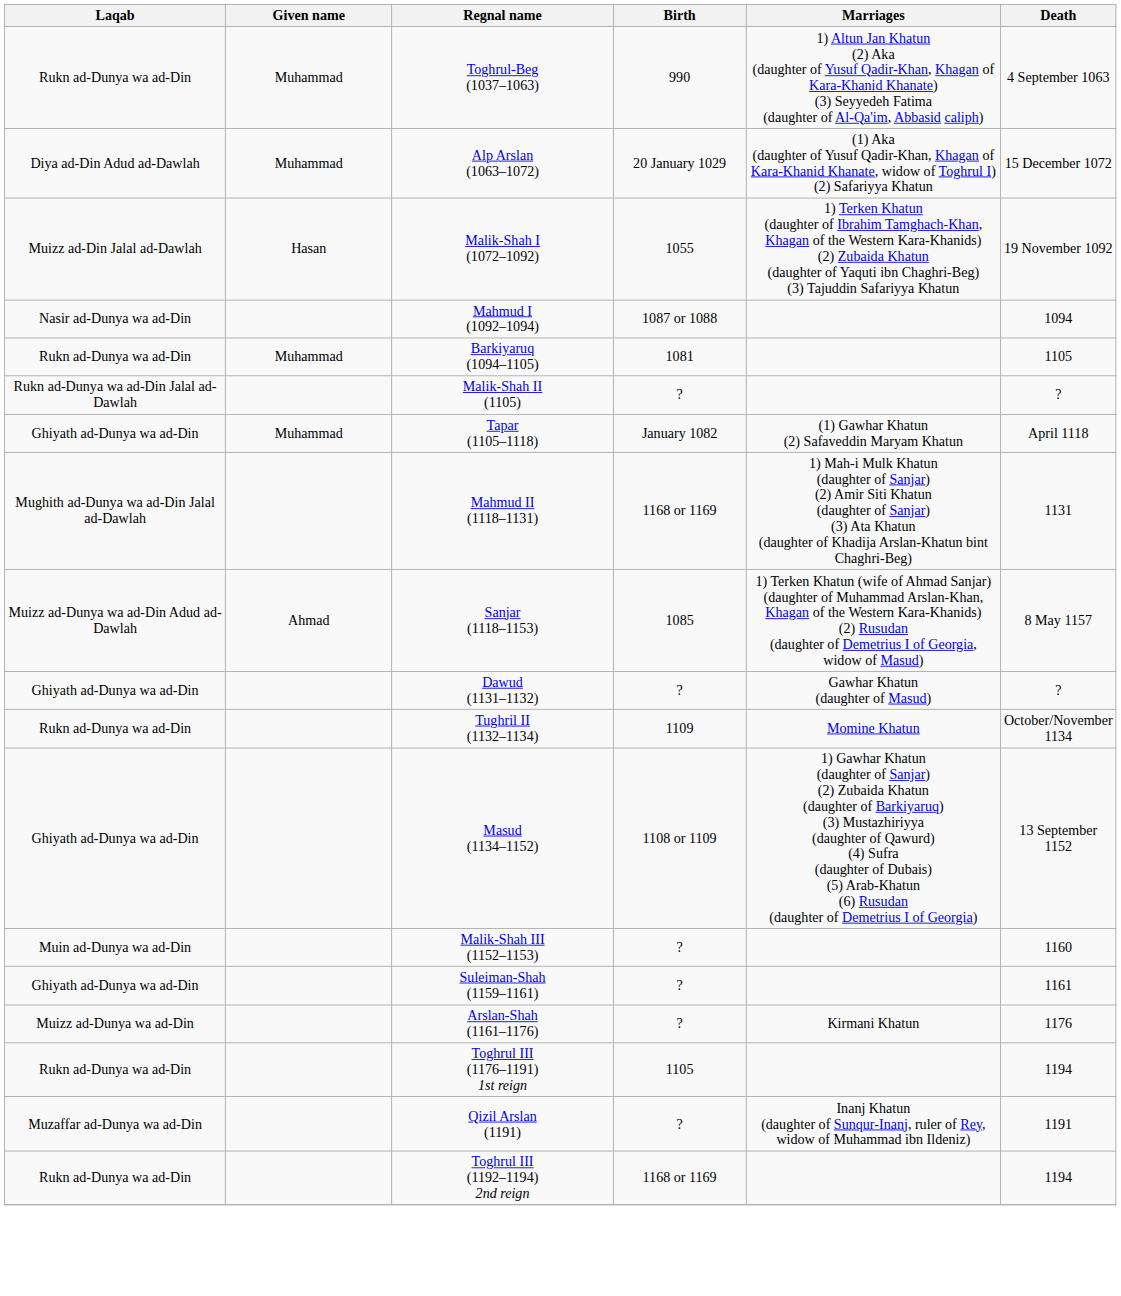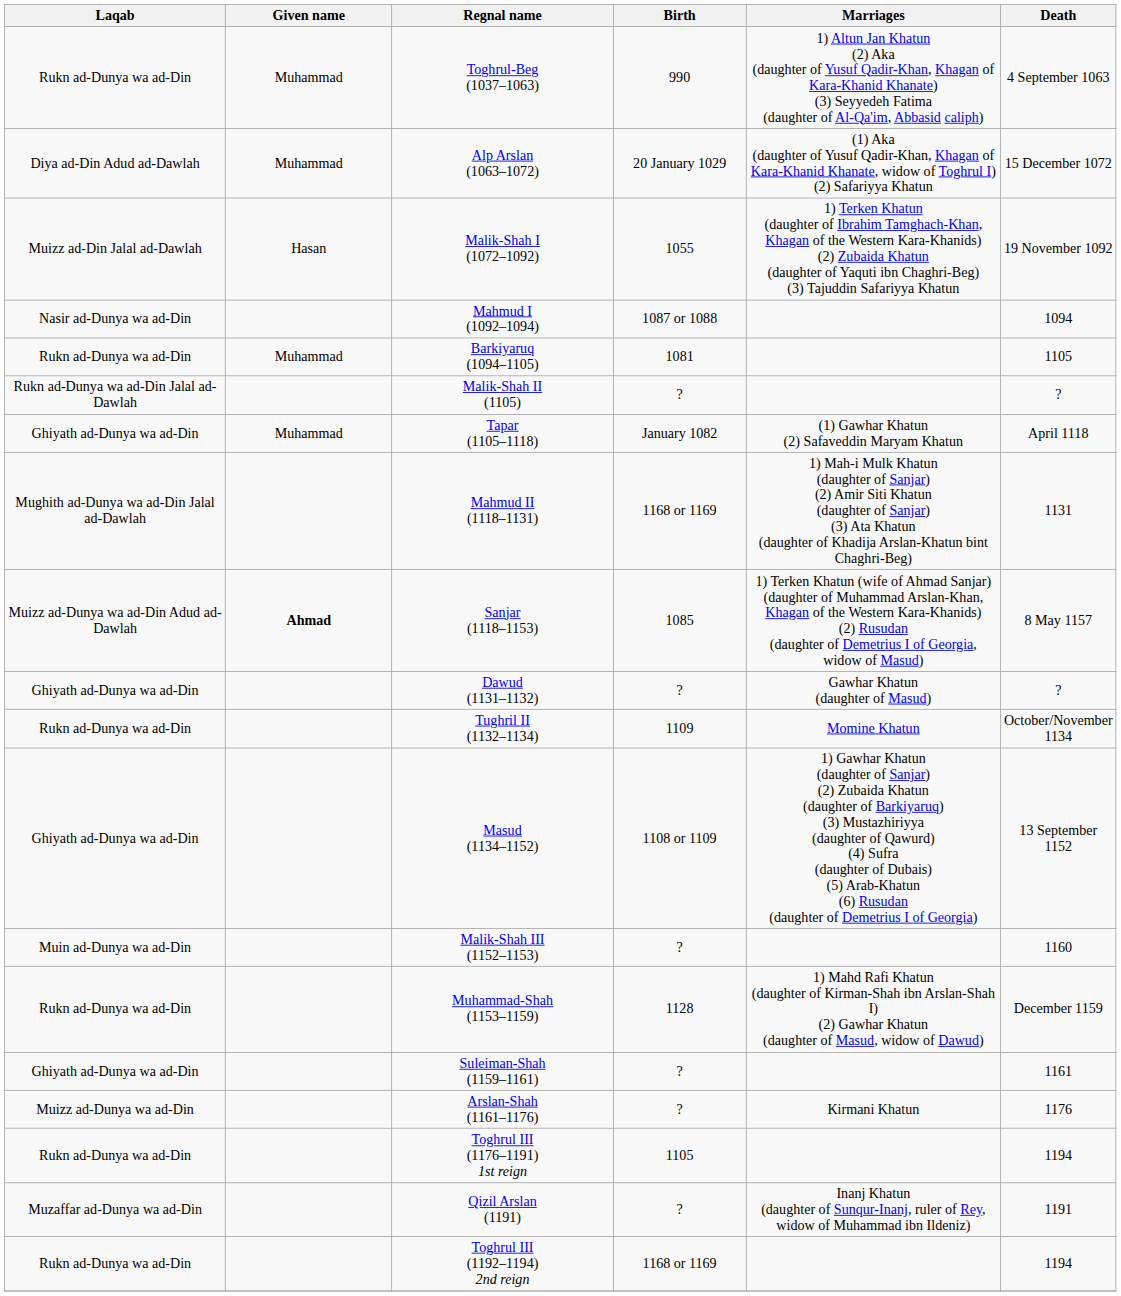(309, 620) normal -> (309, 620) bold
+ row: (503, 1009)
